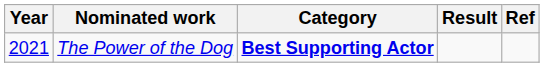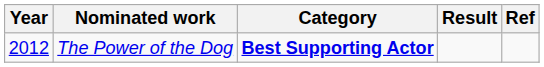(29, 47) 2021 -> (29, 47) 2012
